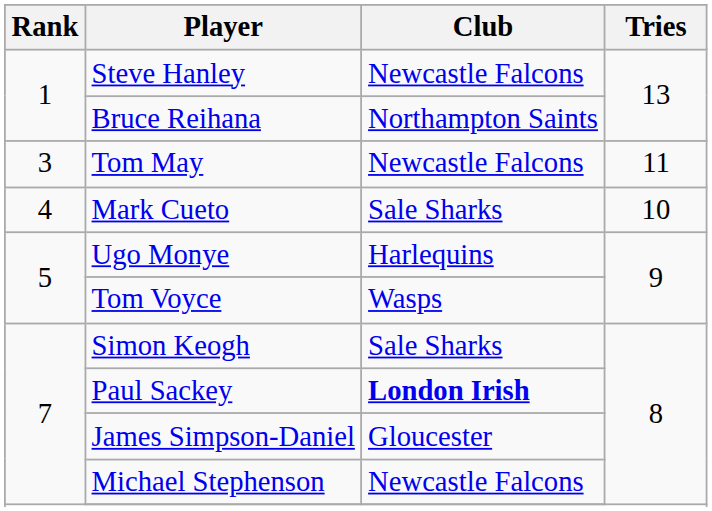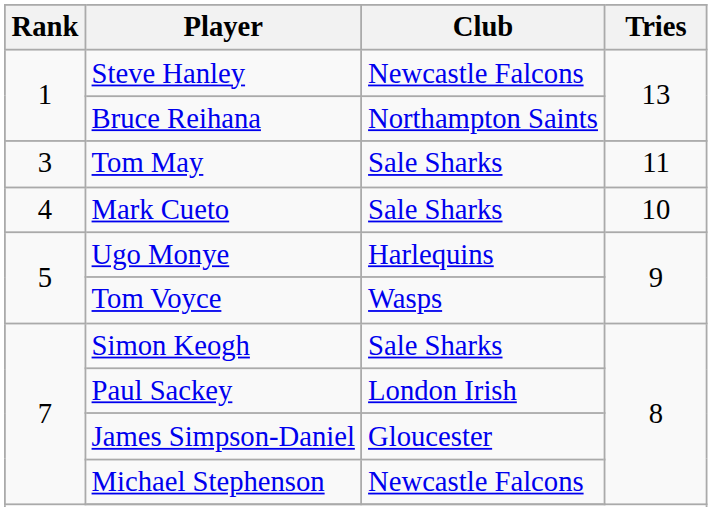(476, 163) Newcastle Falcons -> (435, 163) Sale Sharks
(449, 390) bold -> (442, 390) normal
